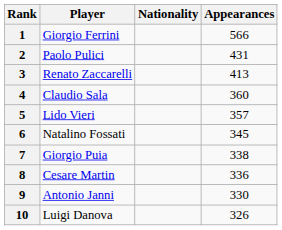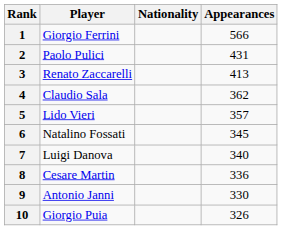(239, 94) 360 -> (239, 94) 362
(75, 154) Giorgio Puia -> (78, 154) Luigi Danova
(239, 154) 338 -> (239, 154) 340
(78, 214) Luigi Danova -> (75, 214) Giorgio Puia
